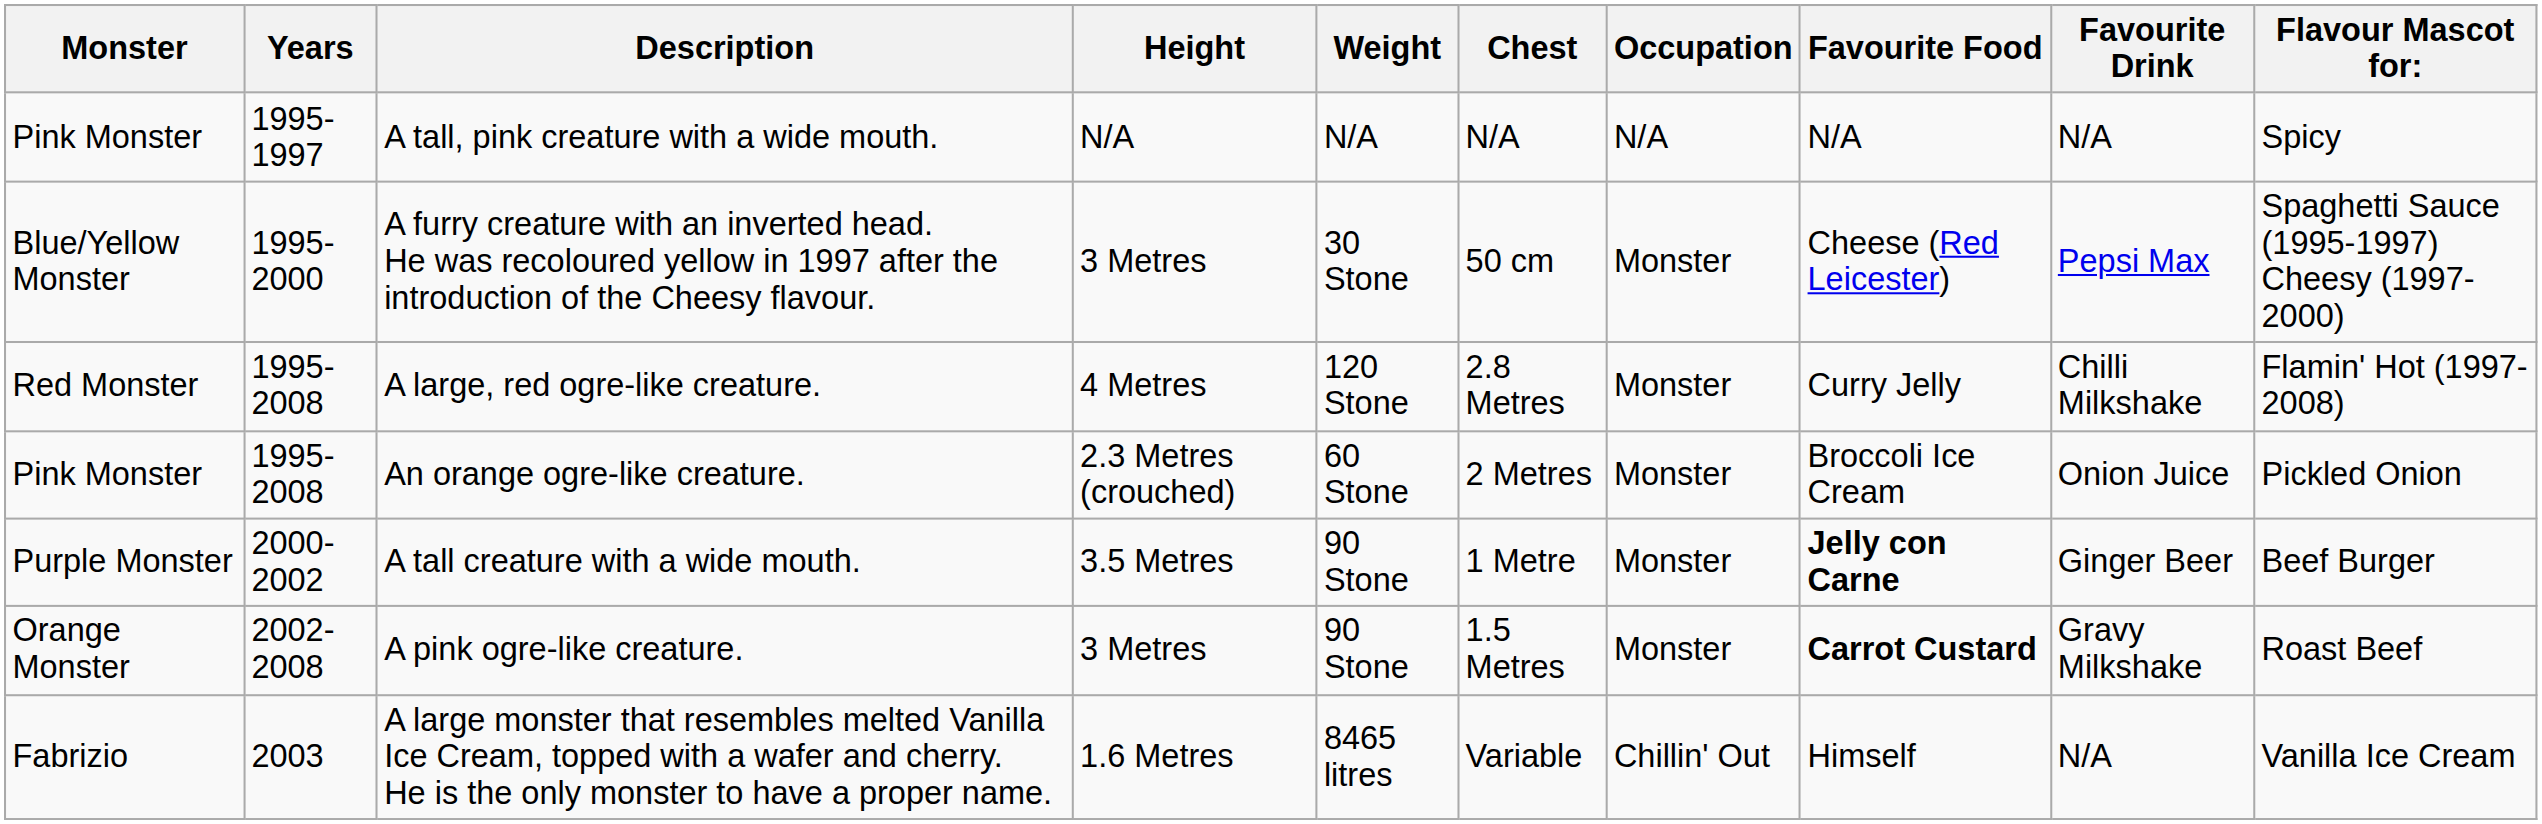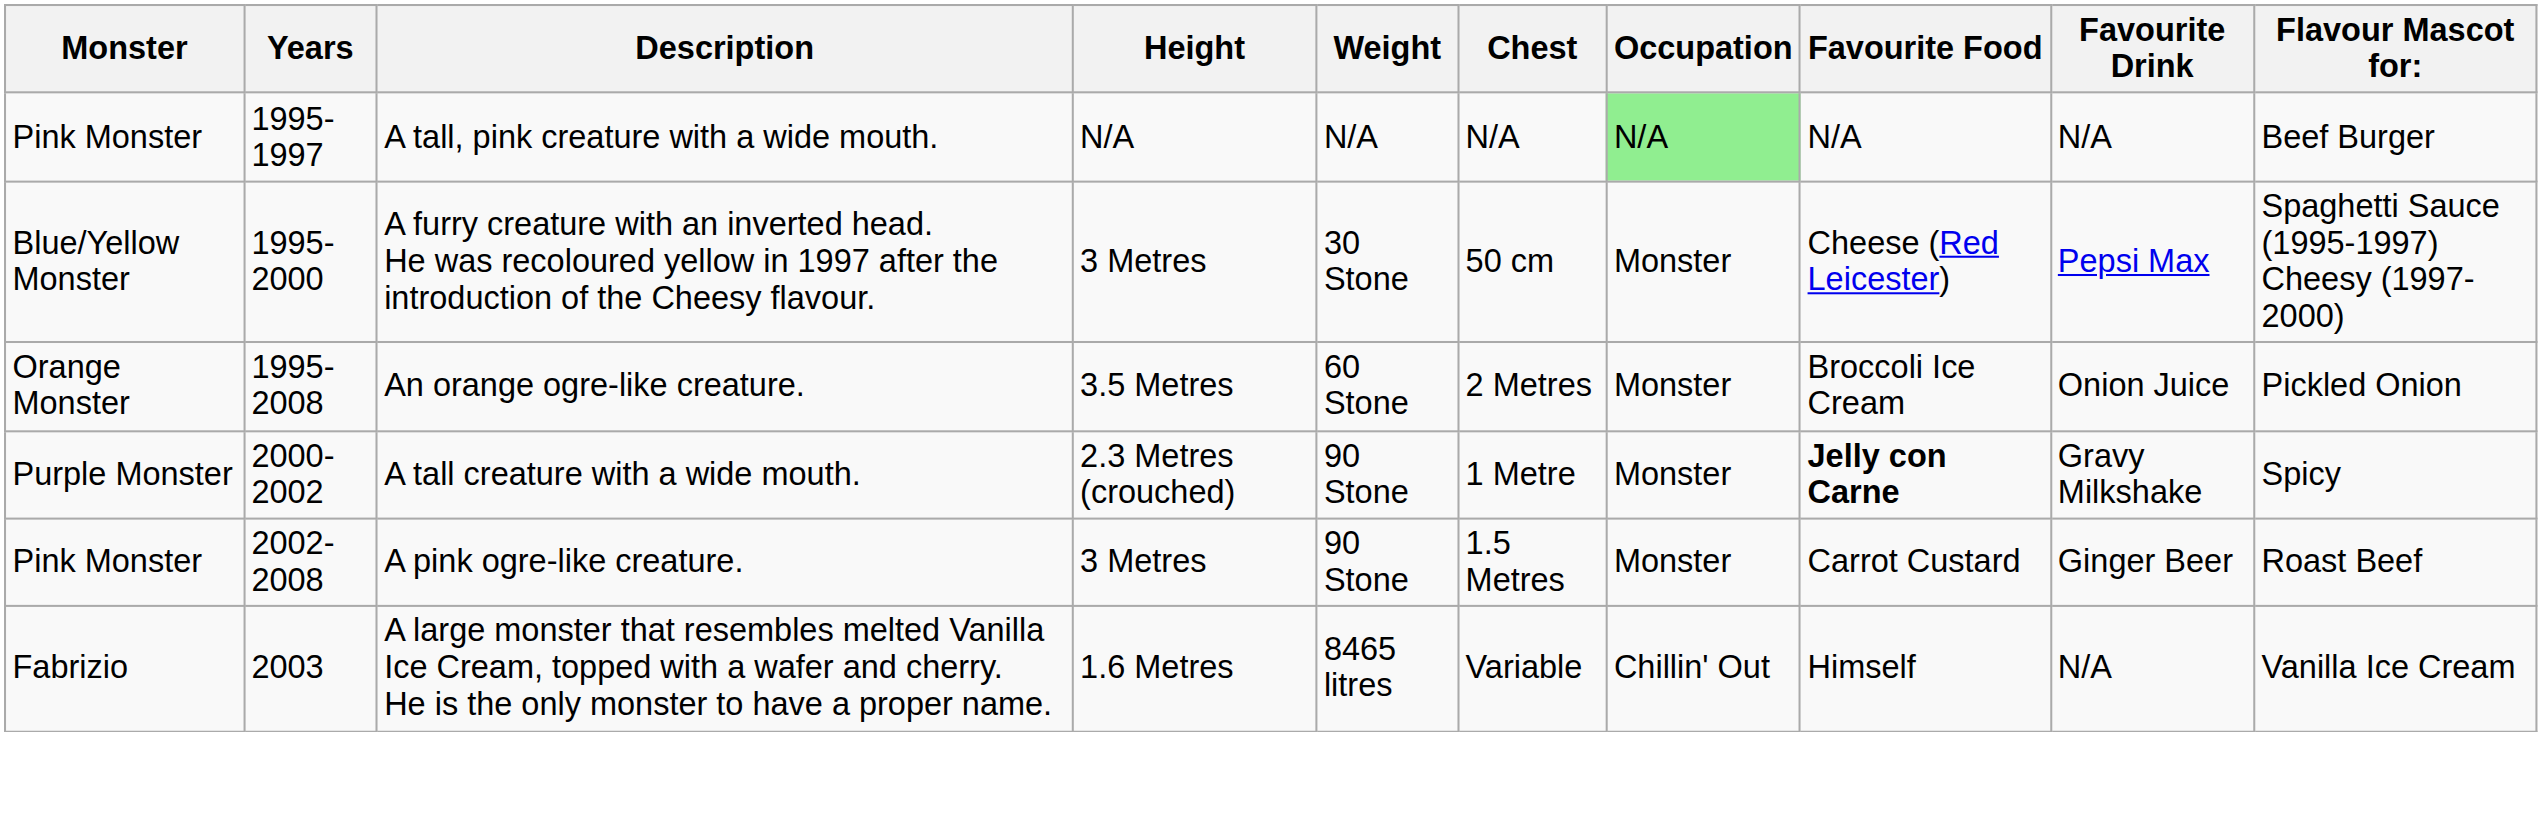(1641, 136) no background -> (1641, 136) lightgreen background
(2301, 136) Spicy -> (2348, 136) Beef Burger
- row: (603, 385)
(107, 473) Pink Monster -> (71, 385) Orange Monster
(1158, 473) 2.3 Metres (crouched) -> (1157, 385) 3.5 Metres
(1157, 561) 3.5 Metres -> (1158, 473) 2.3 Metres (crouched)
(2145, 561) Ginger Beer -> (2130, 473) Gravy Milkshake
(2348, 561) Beef Burger -> (2301, 473) Spicy
(71, 649) Orange Monster -> (107, 561) Pink Monster
(1922, 649) bold -> (1914, 561) normal
(2130, 649) Gravy Milkshake -> (2145, 561) Ginger Beer
